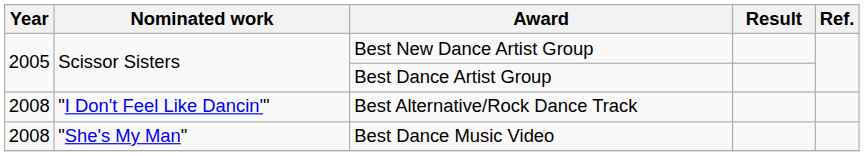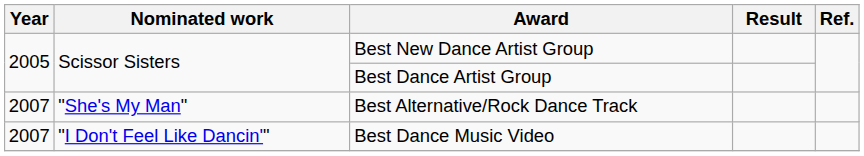(29, 106) 2008 -> (29, 106) 2007
(164, 106) "I Don't Feel Like Dancin'" -> (123, 106) "She's My Man"
(29, 135) 2008 -> (29, 135) 2007
(123, 135) "She's My Man" -> (164, 135) "I Don't Feel Like Dancin'"
